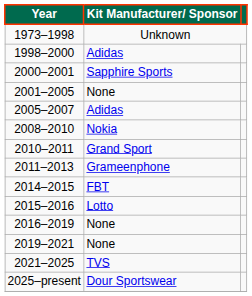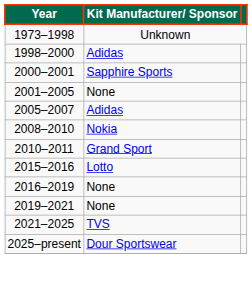- row: (44, 167)
- row: (44, 186)
